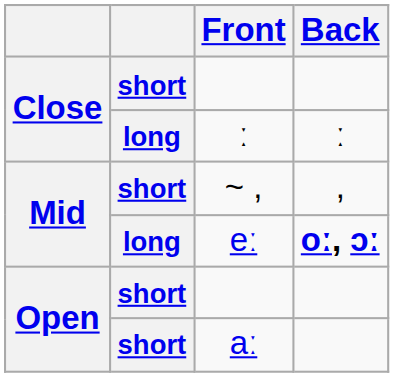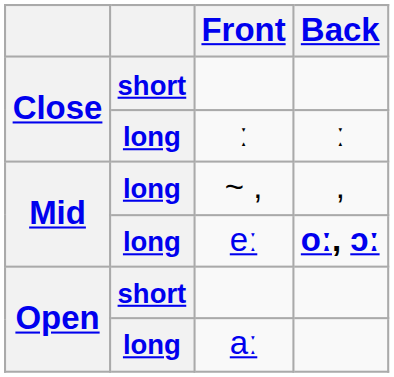(152, 187) short -> (152, 187) long
(152, 344) short -> (152, 344) long
